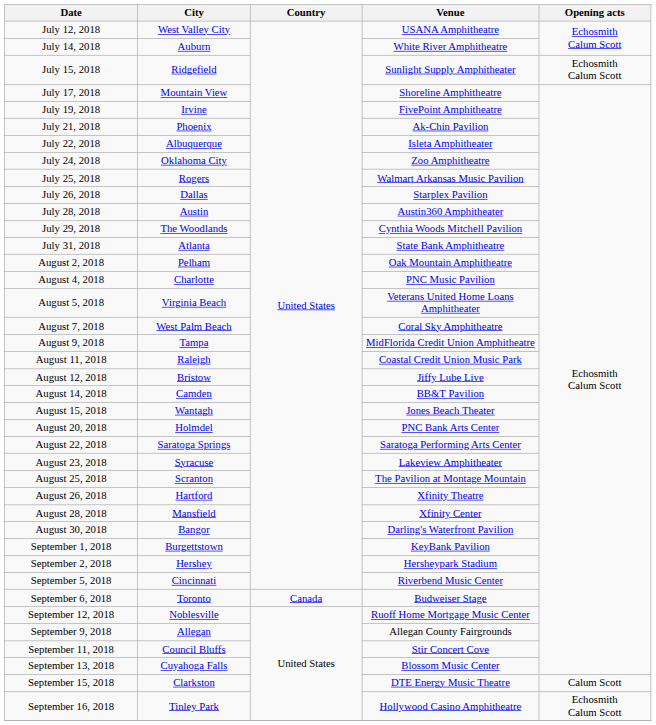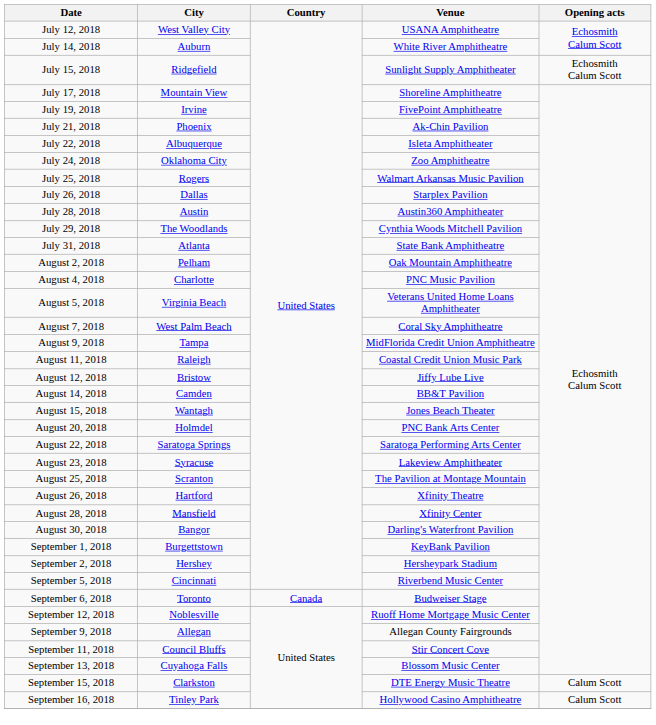(595, 706) Echosmith Calum Scott -> (595, 700) Calum Scott
